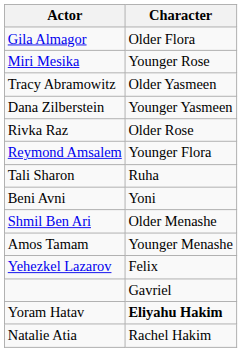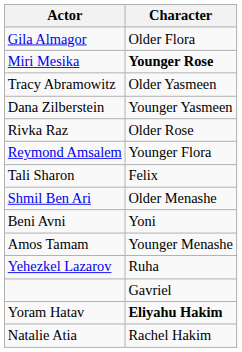(169, 61) normal -> (171, 61) bold
(144, 175) Ruha -> (143, 175) Felix
rows swapped: (37, 198) <-> (49, 221)
(143, 267) Felix -> (144, 267) Ruha
